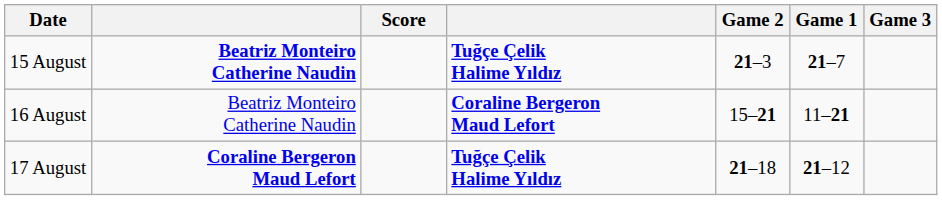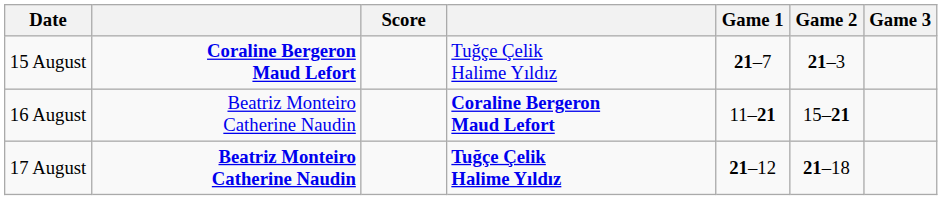columns swapped: (826, 20) <-> (753, 20)
(284, 62) Beatriz Monteiro Catherine Naudin -> (281, 62) Coraline Bergeron Maud Lefort
(506, 62) bold -> (504, 62) normal
(281, 168) Coraline Bergeron Maud Lefort -> (284, 168) Beatriz Monteiro Catherine Naudin
